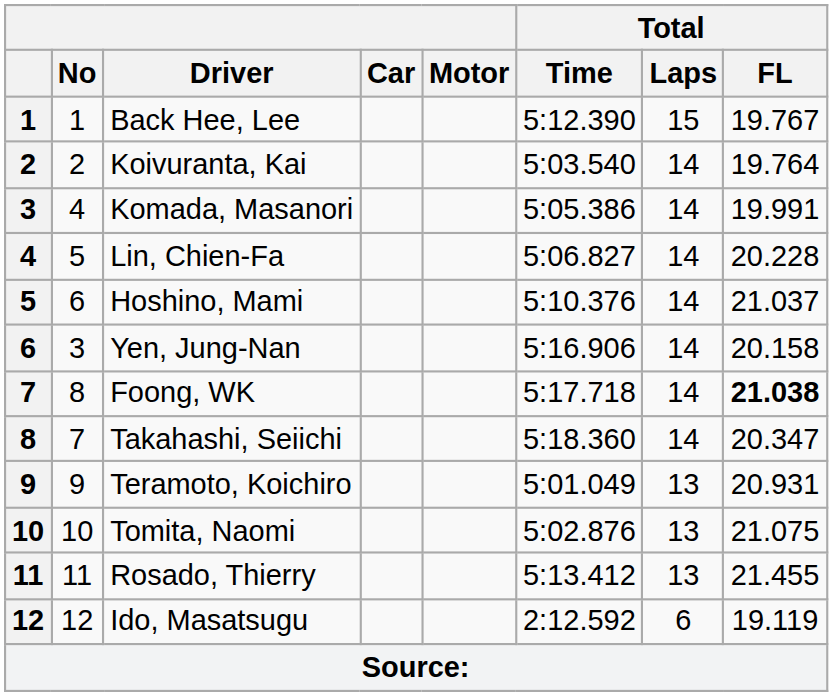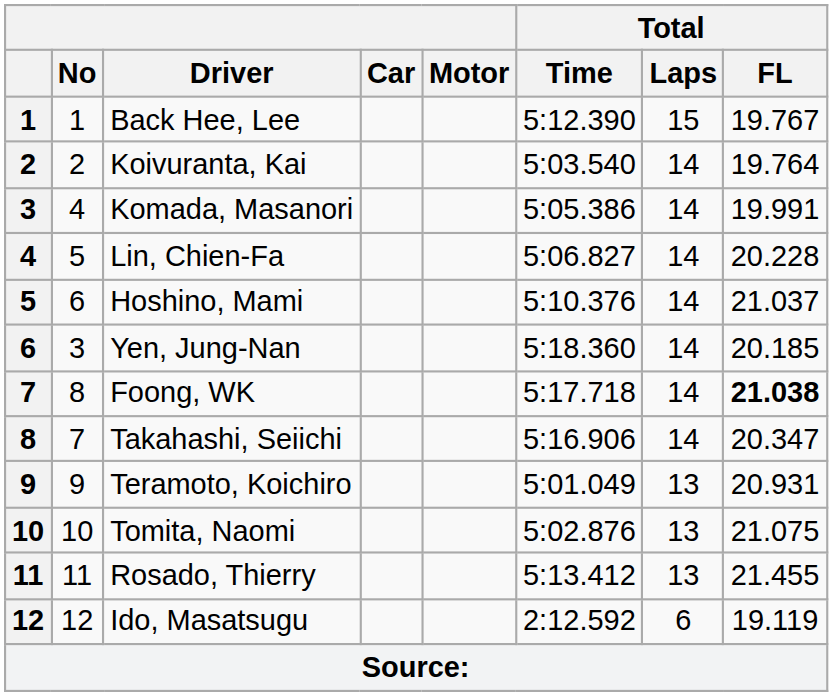(579, 347) 5:16.906 -> (579, 347) 5:18.360
(775, 347) 20.158 -> (775, 347) 20.185
(579, 438) 5:18.360 -> (579, 438) 5:16.906
